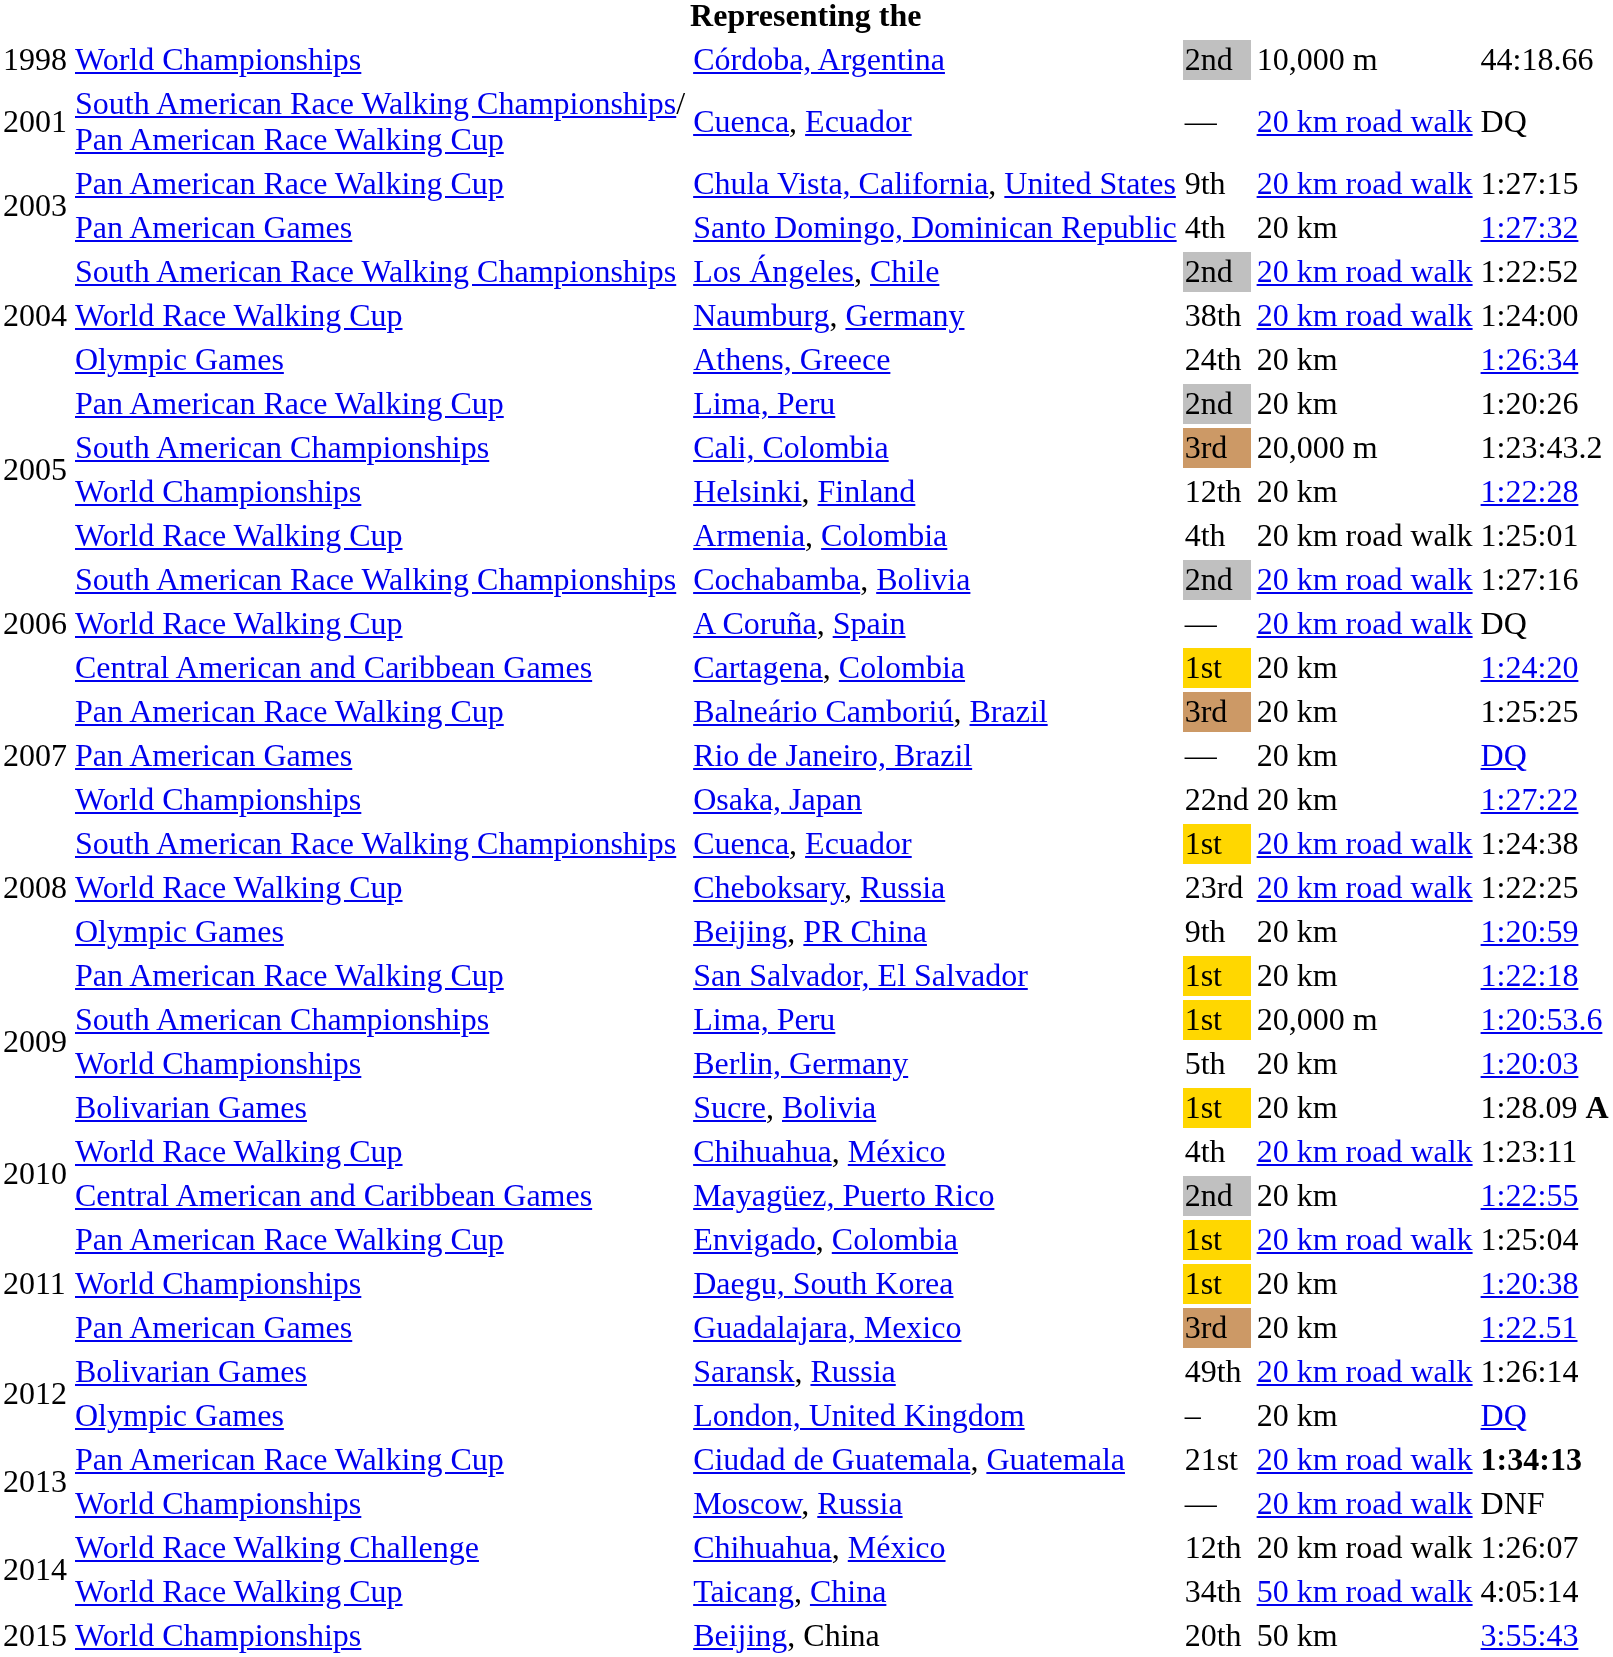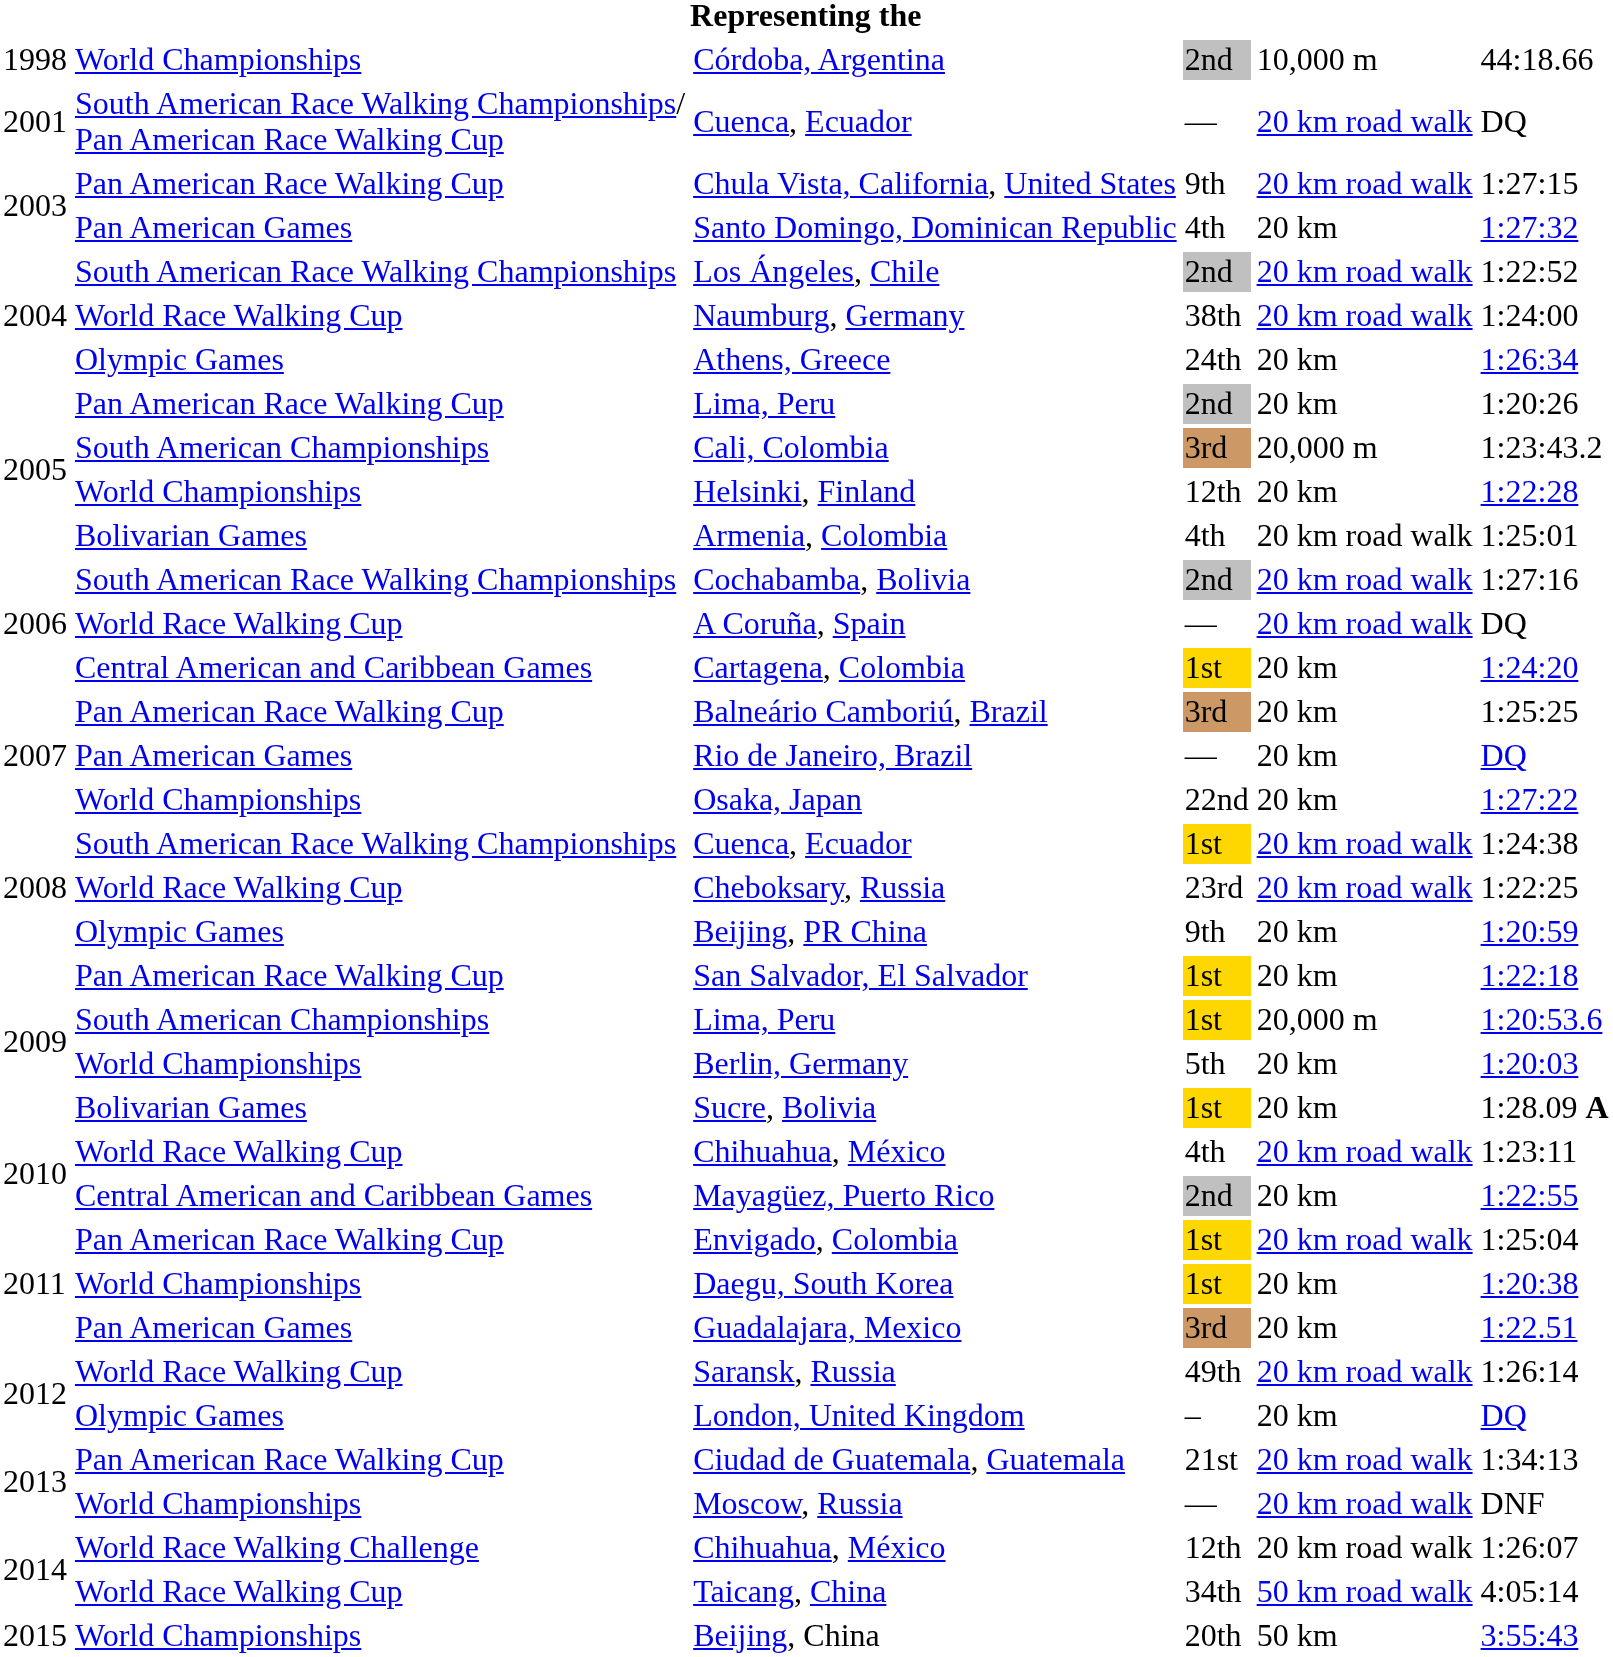(239, 535) World Race Walking Cup -> (191, 535) Bolivarian Games
(191, 1371) Bolivarian Games -> (239, 1371) World Race Walking Cup
(1531, 1459) bold -> (1529, 1459) normal
